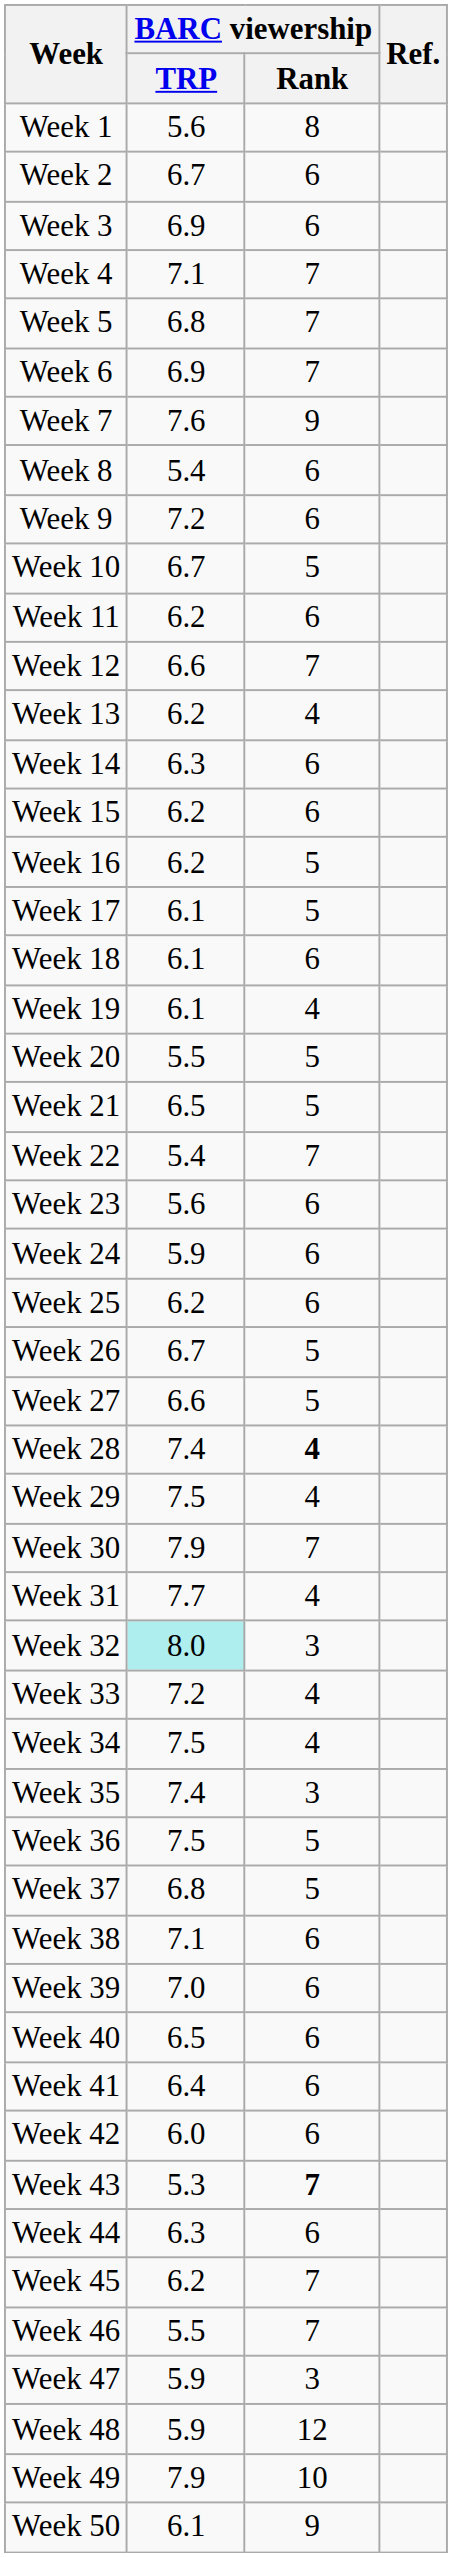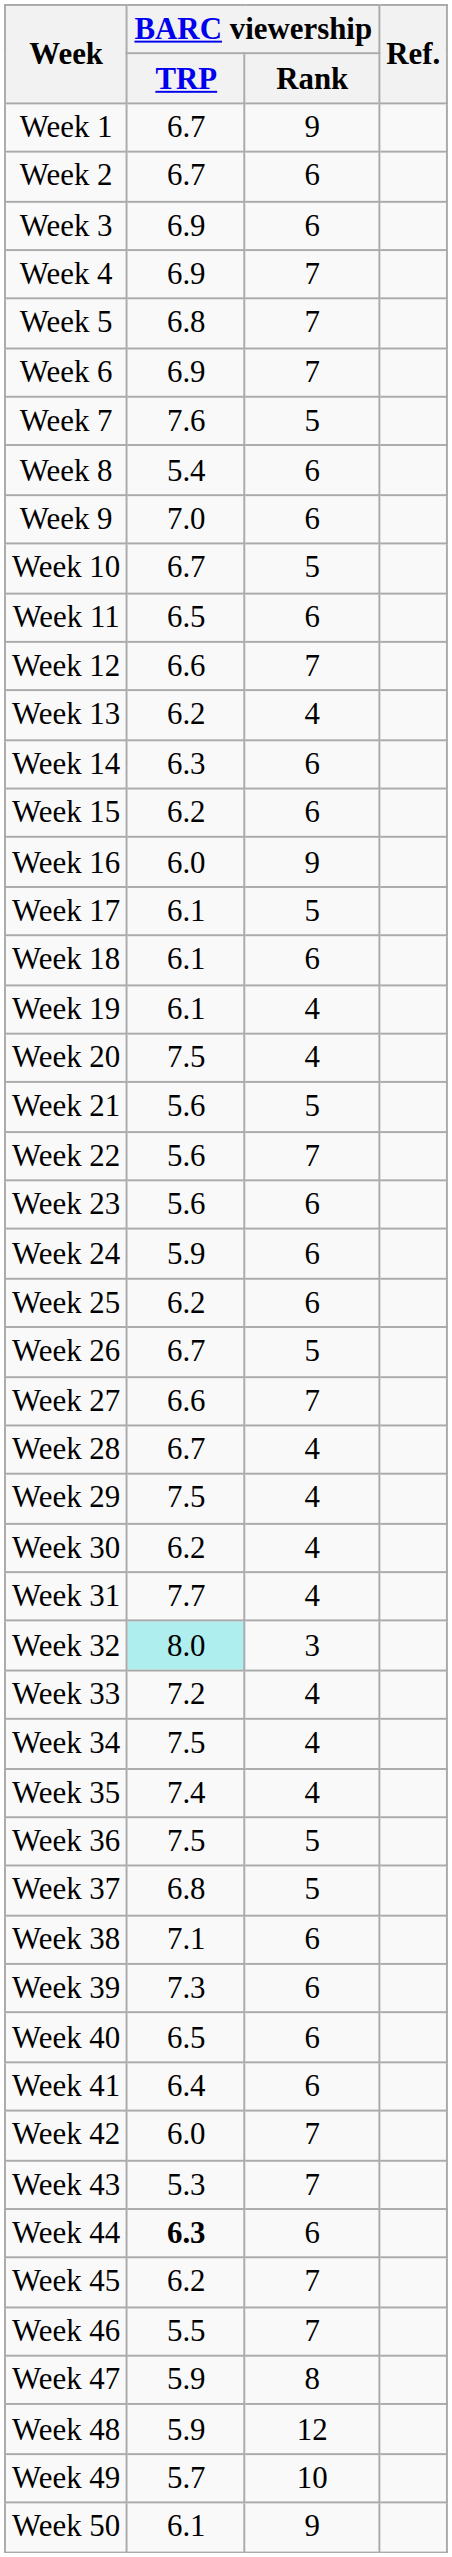(186, 126) 5.6 -> (186, 126) 6.7
(312, 126) 8 -> (312, 126) 9
(186, 273) 7.1 -> (186, 273) 6.9
(312, 420) 9 -> (312, 420) 5
(186, 518) 7.2 -> (186, 518) 7.0
(186, 616) 6.2 -> (186, 616) 6.5
(186, 861) 6.2 -> (186, 861) 6.0
(312, 861) 5 -> (312, 861) 9
(186, 1057) 5.5 -> (186, 1057) 7.5
(312, 1057) 5 -> (312, 1057) 4
(186, 1106) 6.5 -> (186, 1106) 5.6
(186, 1155) 5.4 -> (186, 1155) 5.6
(312, 1400) 5 -> (312, 1400) 7
(186, 1449) 7.4 -> (186, 1449) 6.7
(312, 1449) bold -> (312, 1449) normal
(186, 1547) 7.9 -> (186, 1547) 6.2
(312, 1547) 7 -> (312, 1547) 4
(312, 1792) 3 -> (312, 1792) 4
(186, 1987) 7.0 -> (186, 1987) 7.3
(312, 2134) 6 -> (312, 2134) 7
(312, 2183) bold -> (312, 2183) normal
(186, 2232) normal -> (186, 2232) bold
(312, 2379) 3 -> (312, 2379) 8
(186, 2477) 7.9 -> (186, 2477) 5.7
